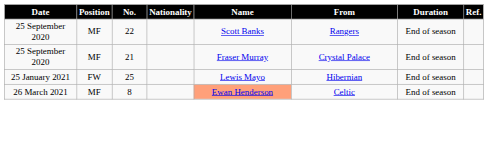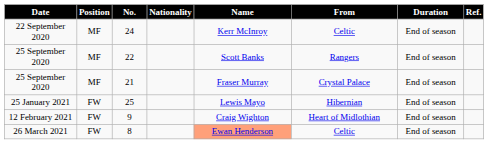+ row: (129, 32)
+ row: (129, 117)
(94, 92) MF -> (94, 132) FW
